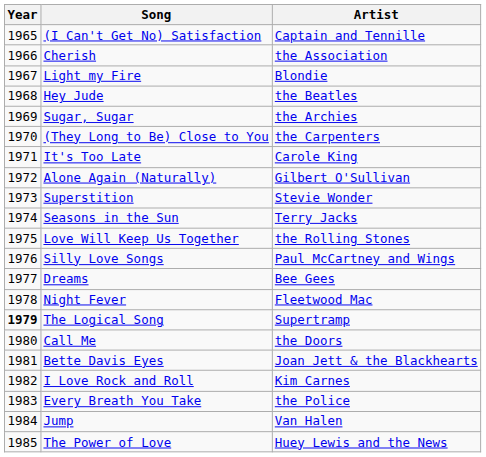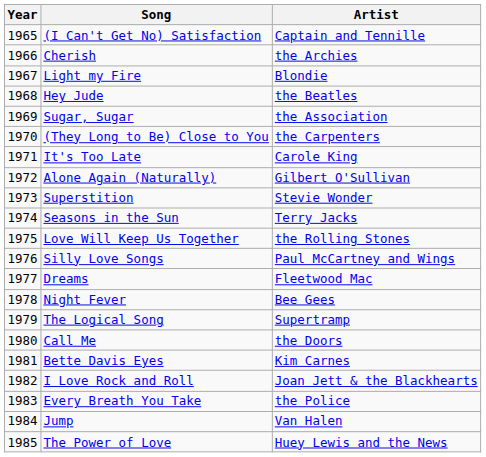(331, 55) the Association -> (316, 55) the Archies
(316, 116) the Archies -> (331, 116) the Association
(305, 279) Bee Gees -> (324, 279) Fleetwood Mac
(324, 299) Fleetwood Mac -> (305, 299) Bee Gees
(22, 320) bold -> (22, 320) normal
(376, 360) Joan Jett & the Blackhearts -> (312, 360) Kim Carnes
(312, 381) Kim Carnes -> (376, 381) Joan Jett & the Blackhearts
